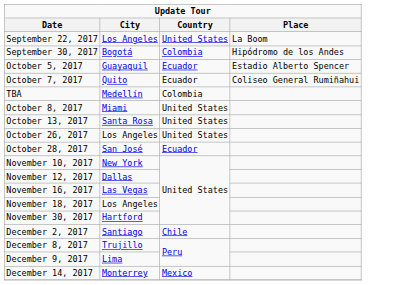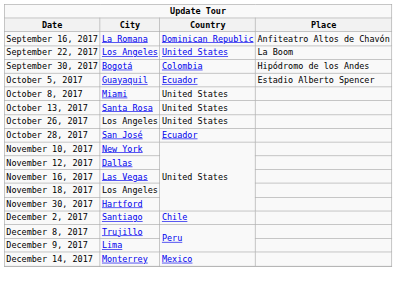+ row: (52, 39)
- row: (44, 80)
- row: (14, 94)
